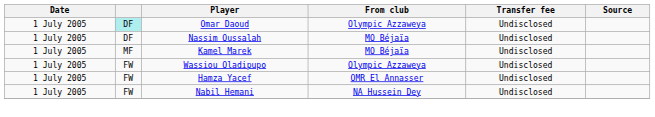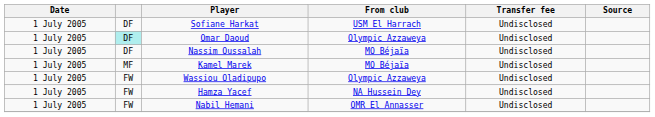+ row: (225, 25)
(387, 78) OMR El Annasser -> (387, 92) NA Hussein Dey
(387, 92) NA Hussein Dey -> (387, 105) OMR El Annasser
